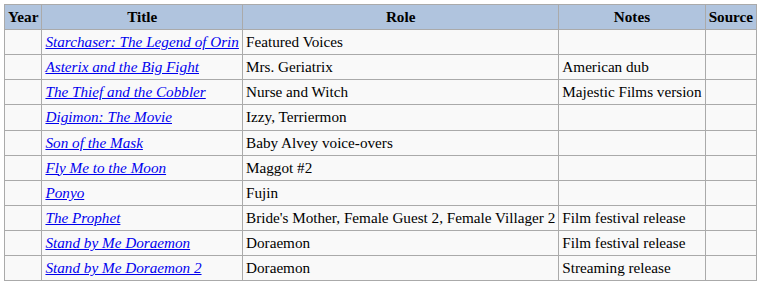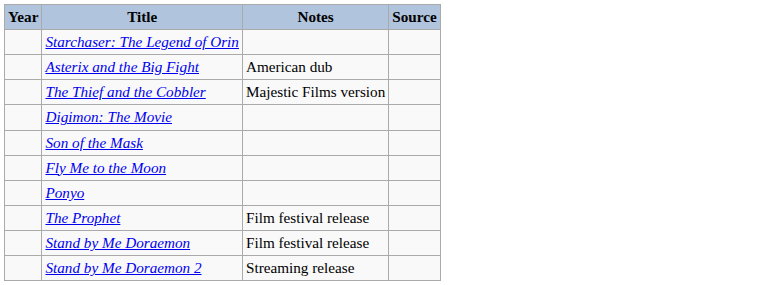- column: (401, 17)
